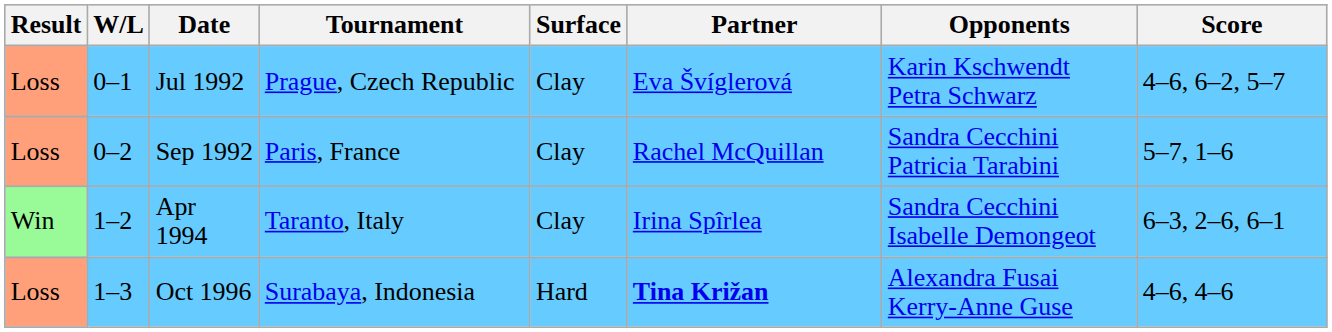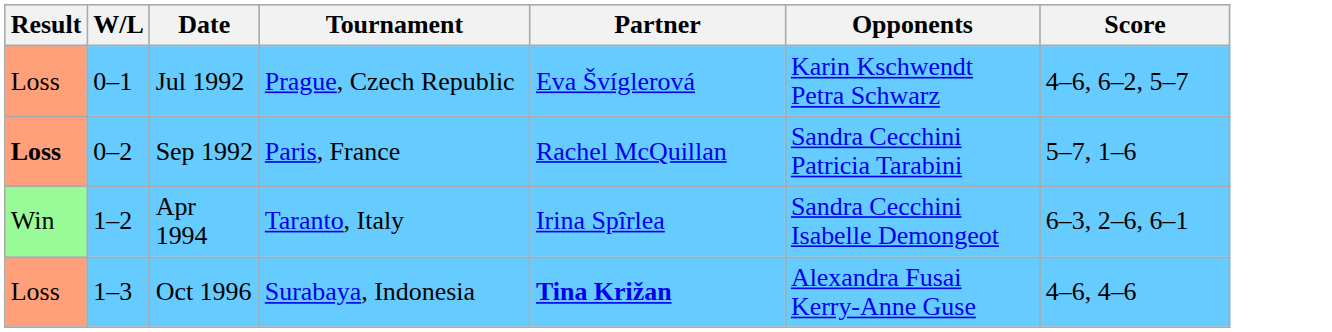- column: (578, 25)
(35, 151) normal -> (36, 151) bold
